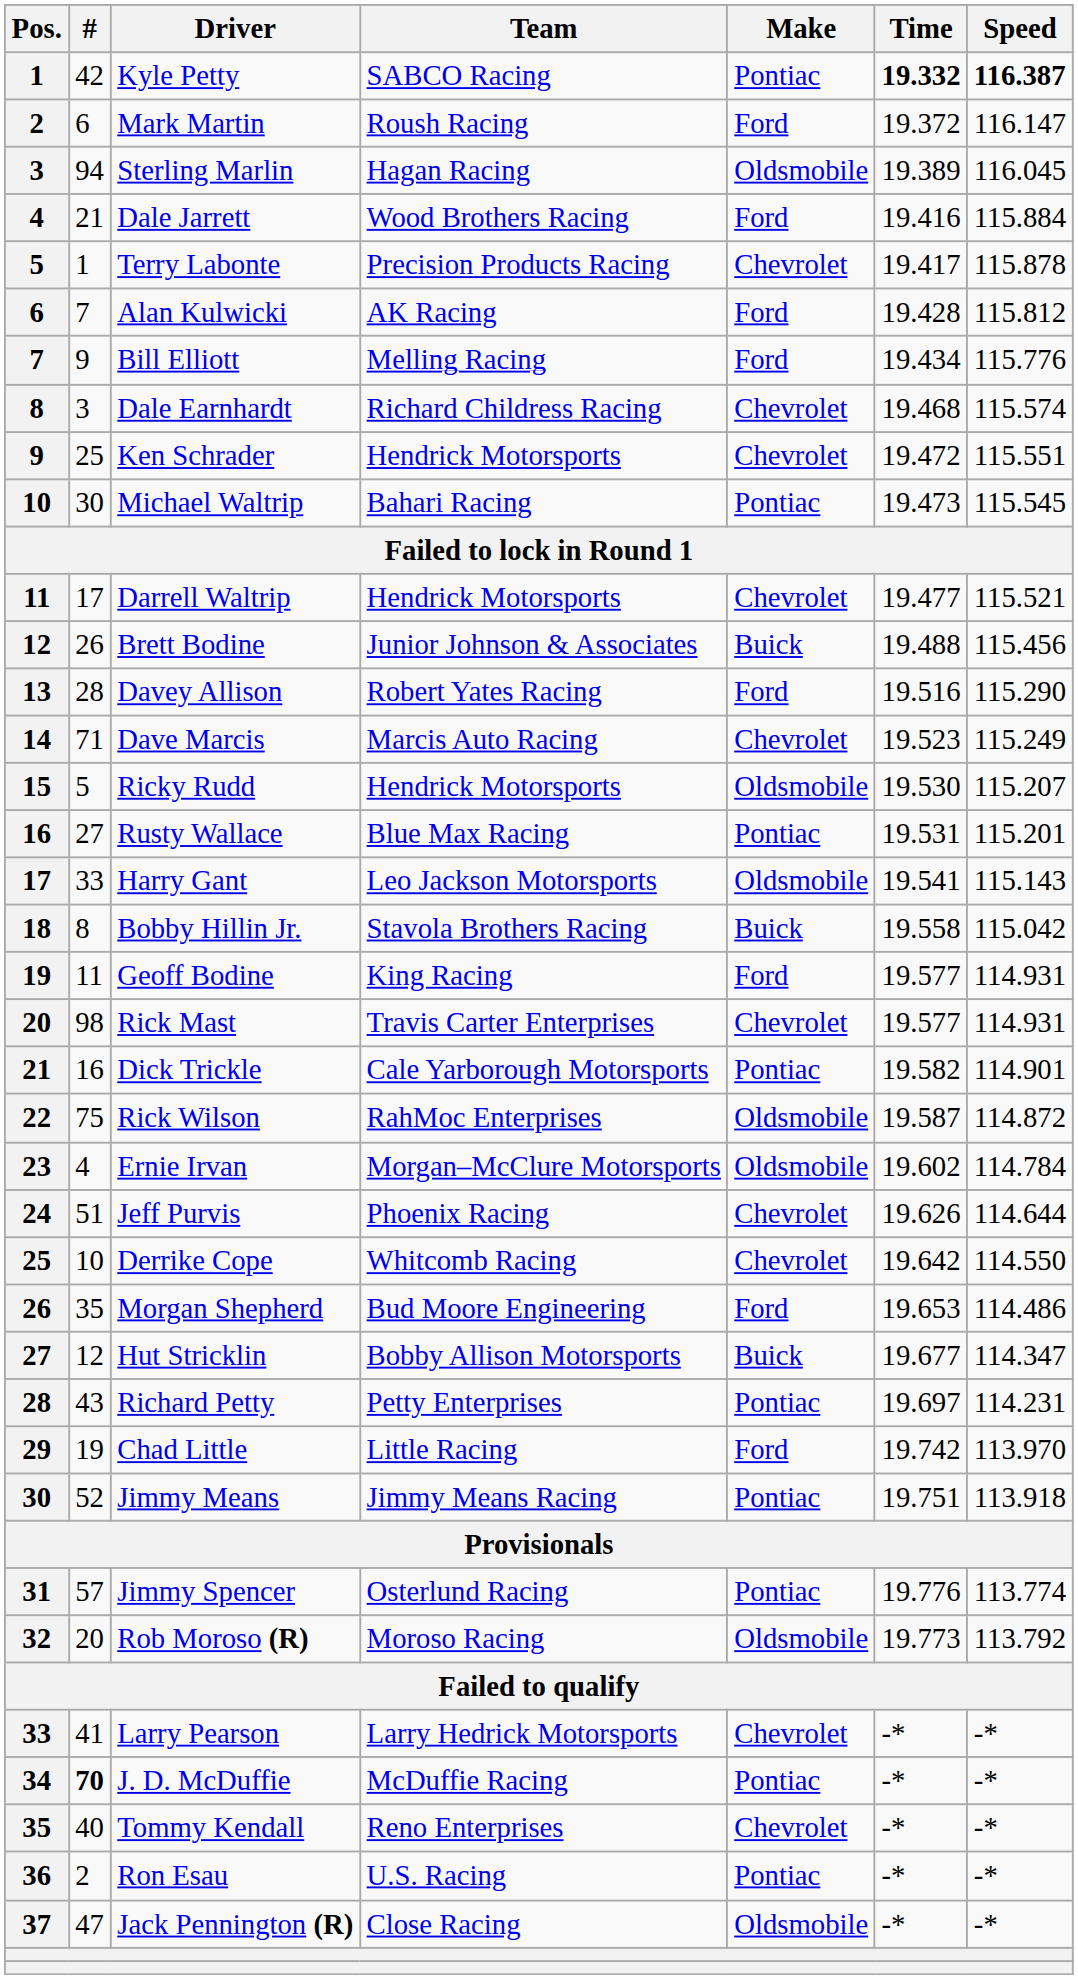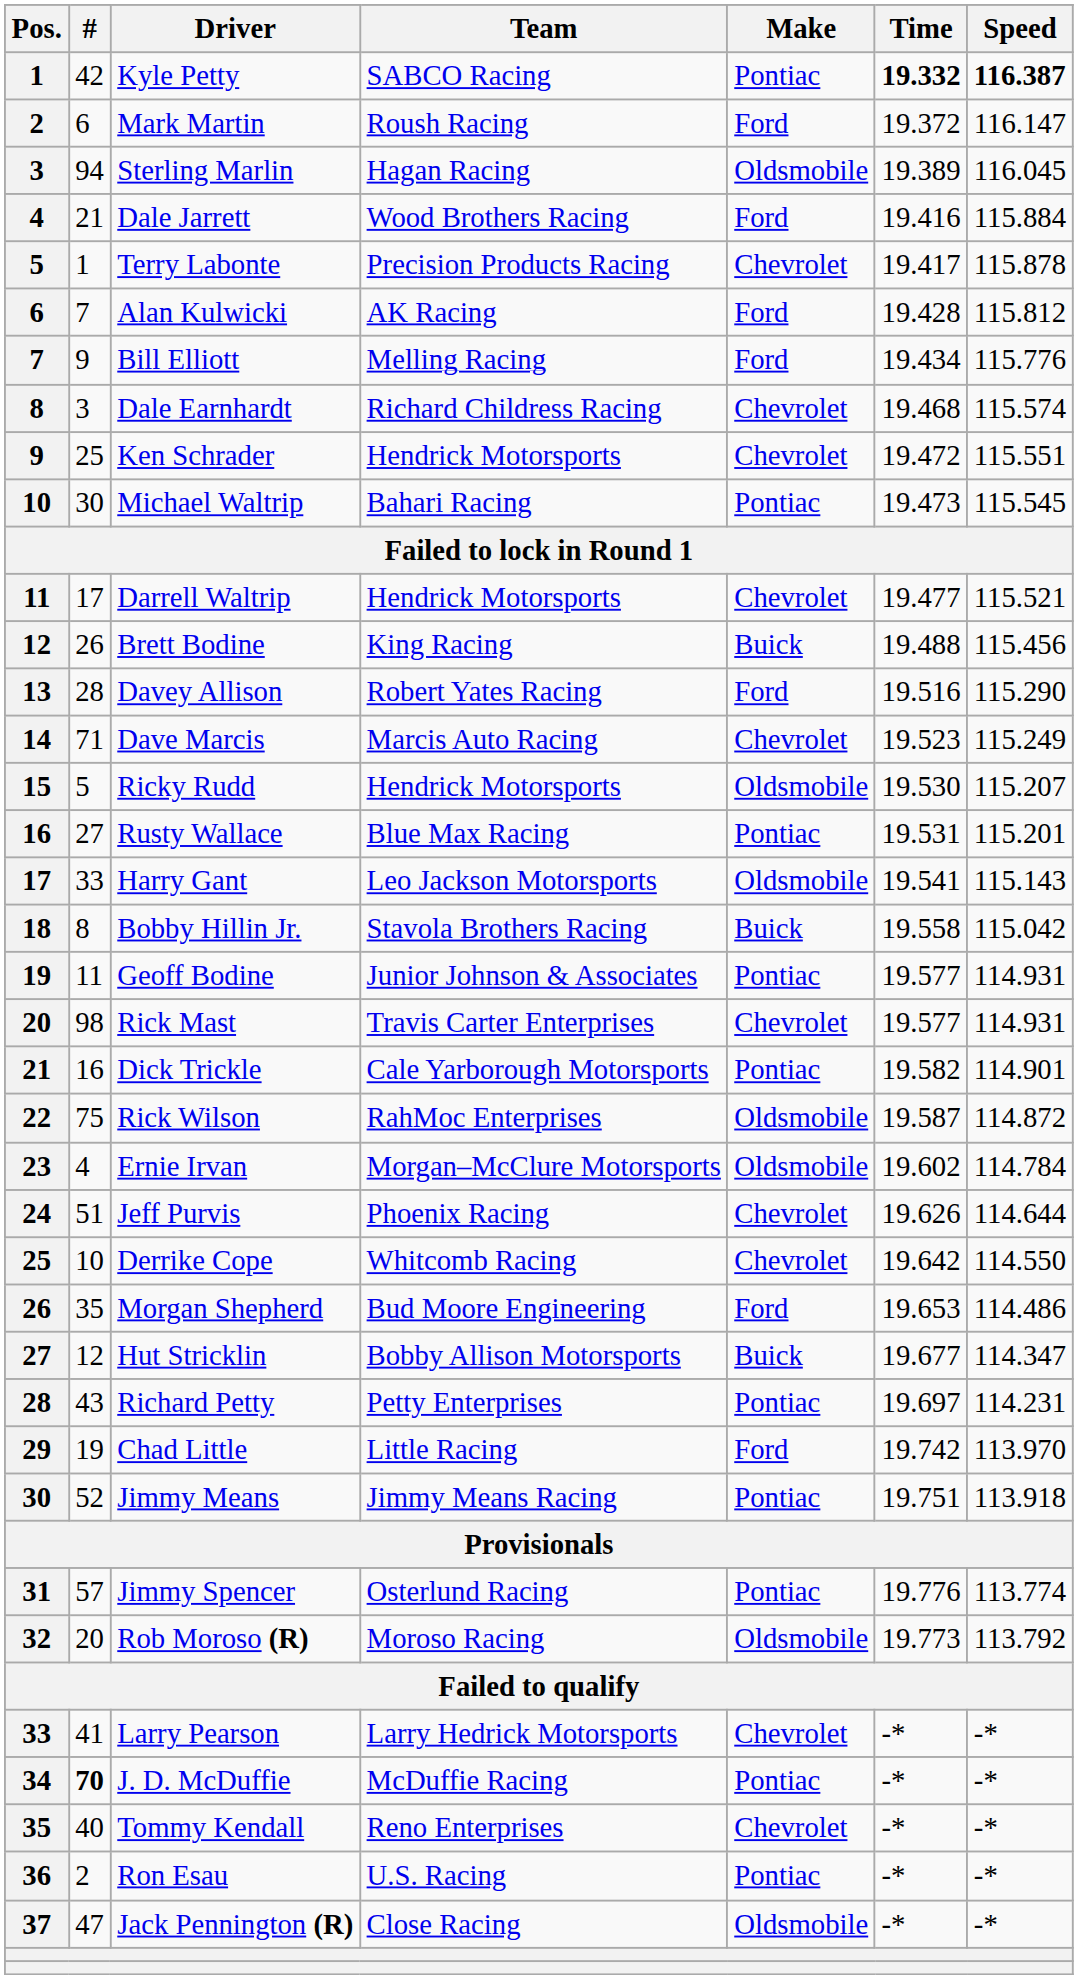(532, 644) Junior Johnson & Associates -> (440, 644) King Racing
(440, 975) King Racing -> (532, 975) Junior Johnson & Associates
(761, 975) Ford -> (777, 975) Pontiac
